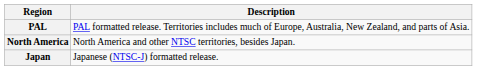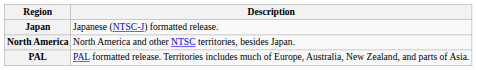rows swapped: (38, 57) <-> (38, 27)
